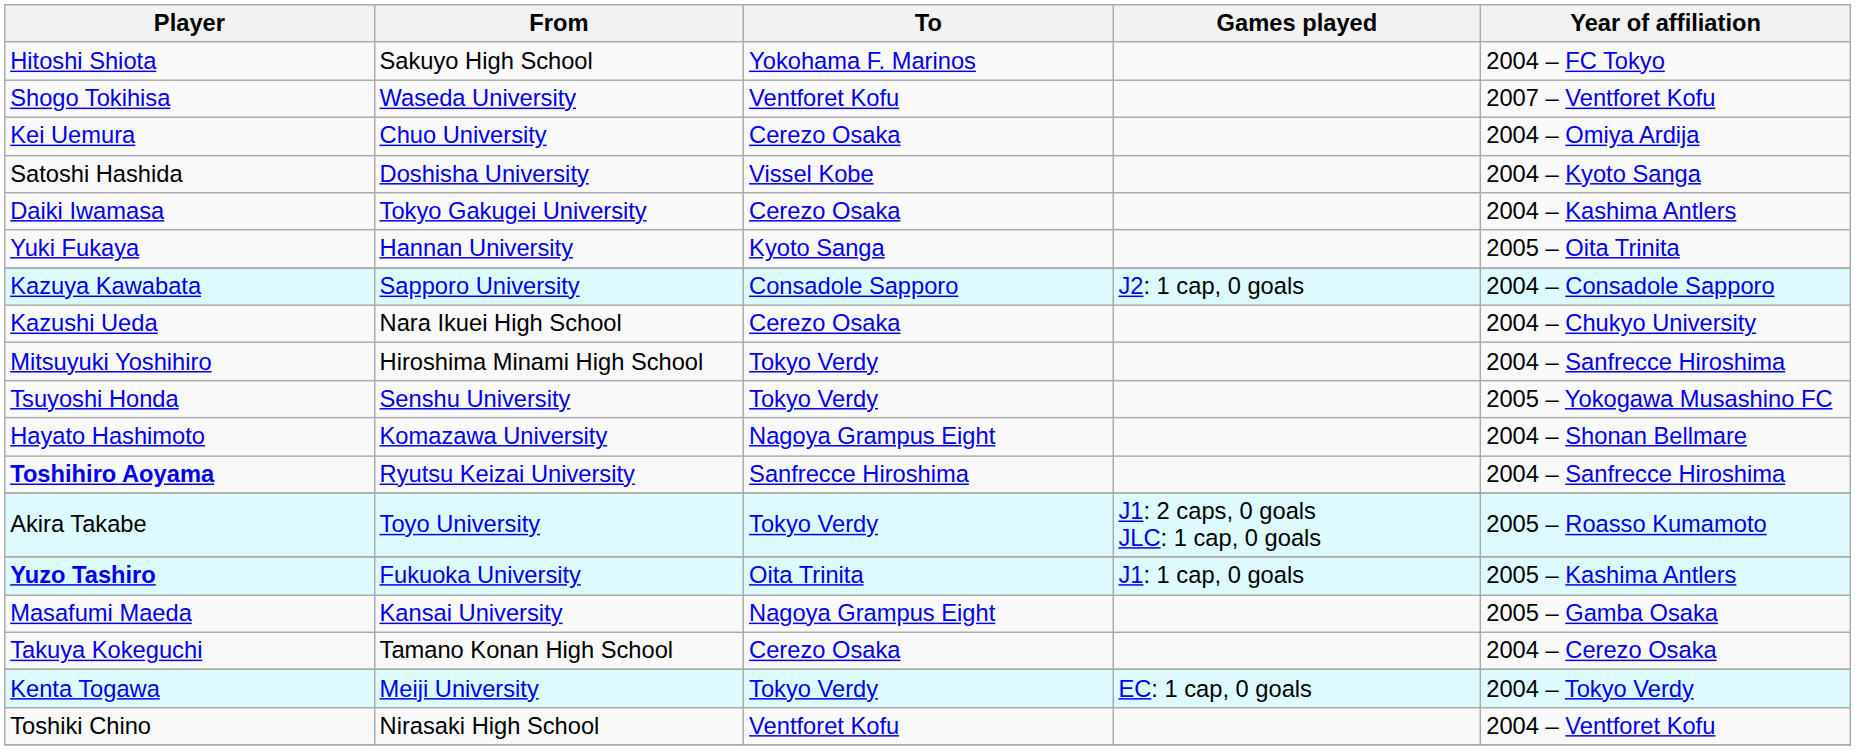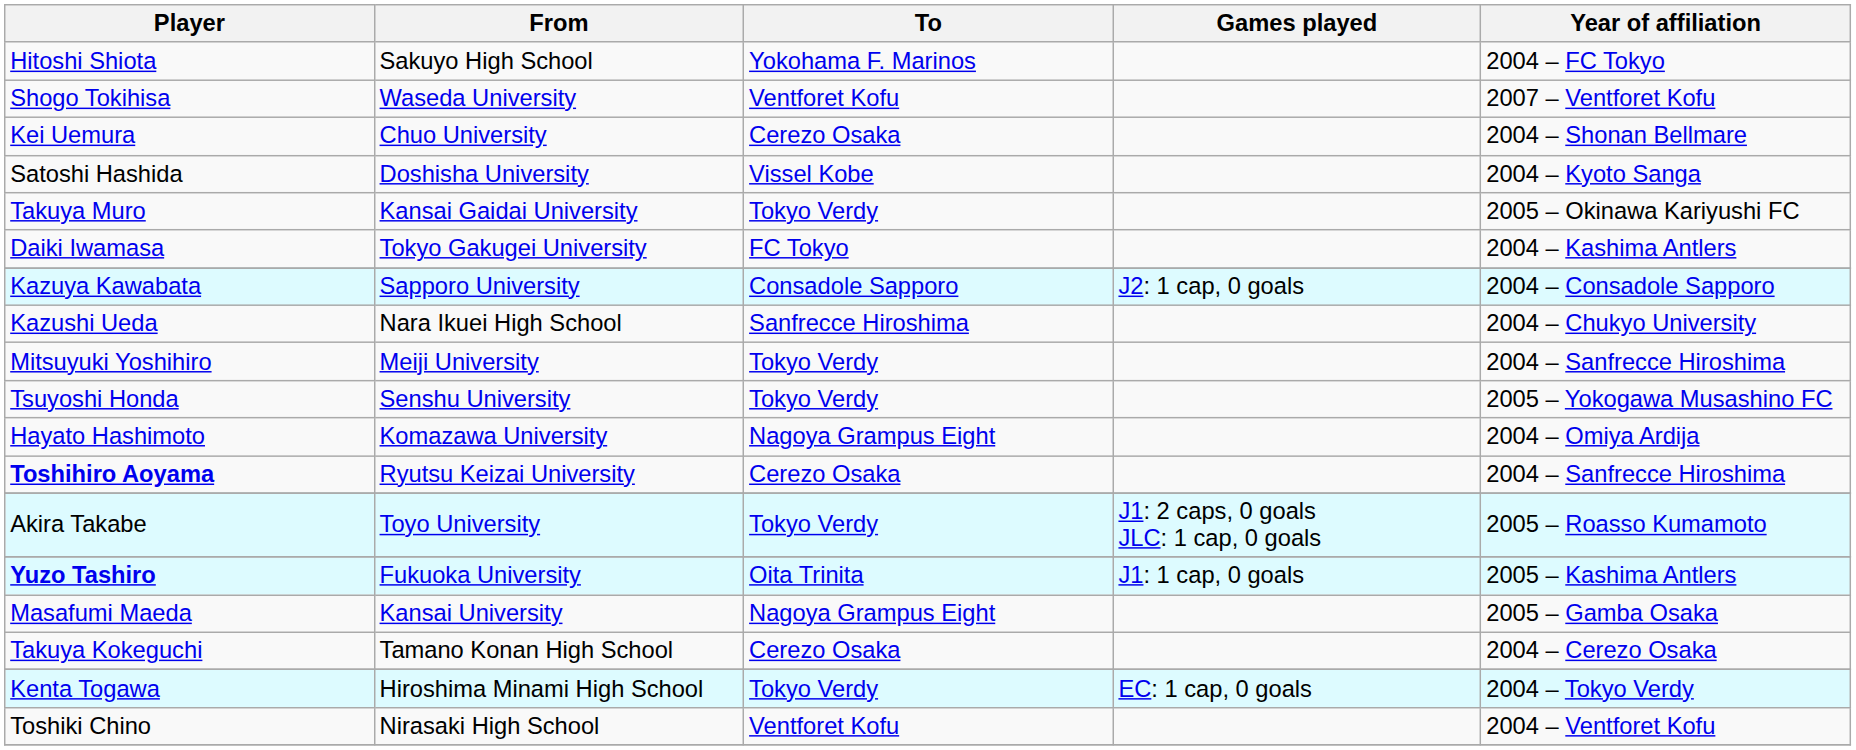(1593, 135) 2004 – Omiya Ardija -> (1617, 135) 2004 – Shonan Bellmare
+ row: (78, 211)
(825, 211) Cerezo Osaka -> (799, 248) FC Tokyo
- row: (75, 248)
(825, 323) Cerezo Osaka -> (859, 323) Sanfrecce Hiroshima
(541, 361) Hiroshima Minami High School -> (459, 361) Meiji University
(1617, 436) 2004 – Shonan Bellmare -> (1593, 436) 2004 – Omiya Ardija
(859, 473) Sanfrecce Hiroshima -> (825, 473) Cerezo Osaka
(459, 688) Meiji University -> (541, 688) Hiroshima Minami High School
